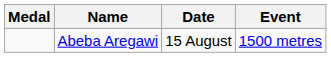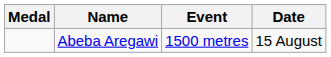columns swapped: (280, 17) <-> (198, 17)
